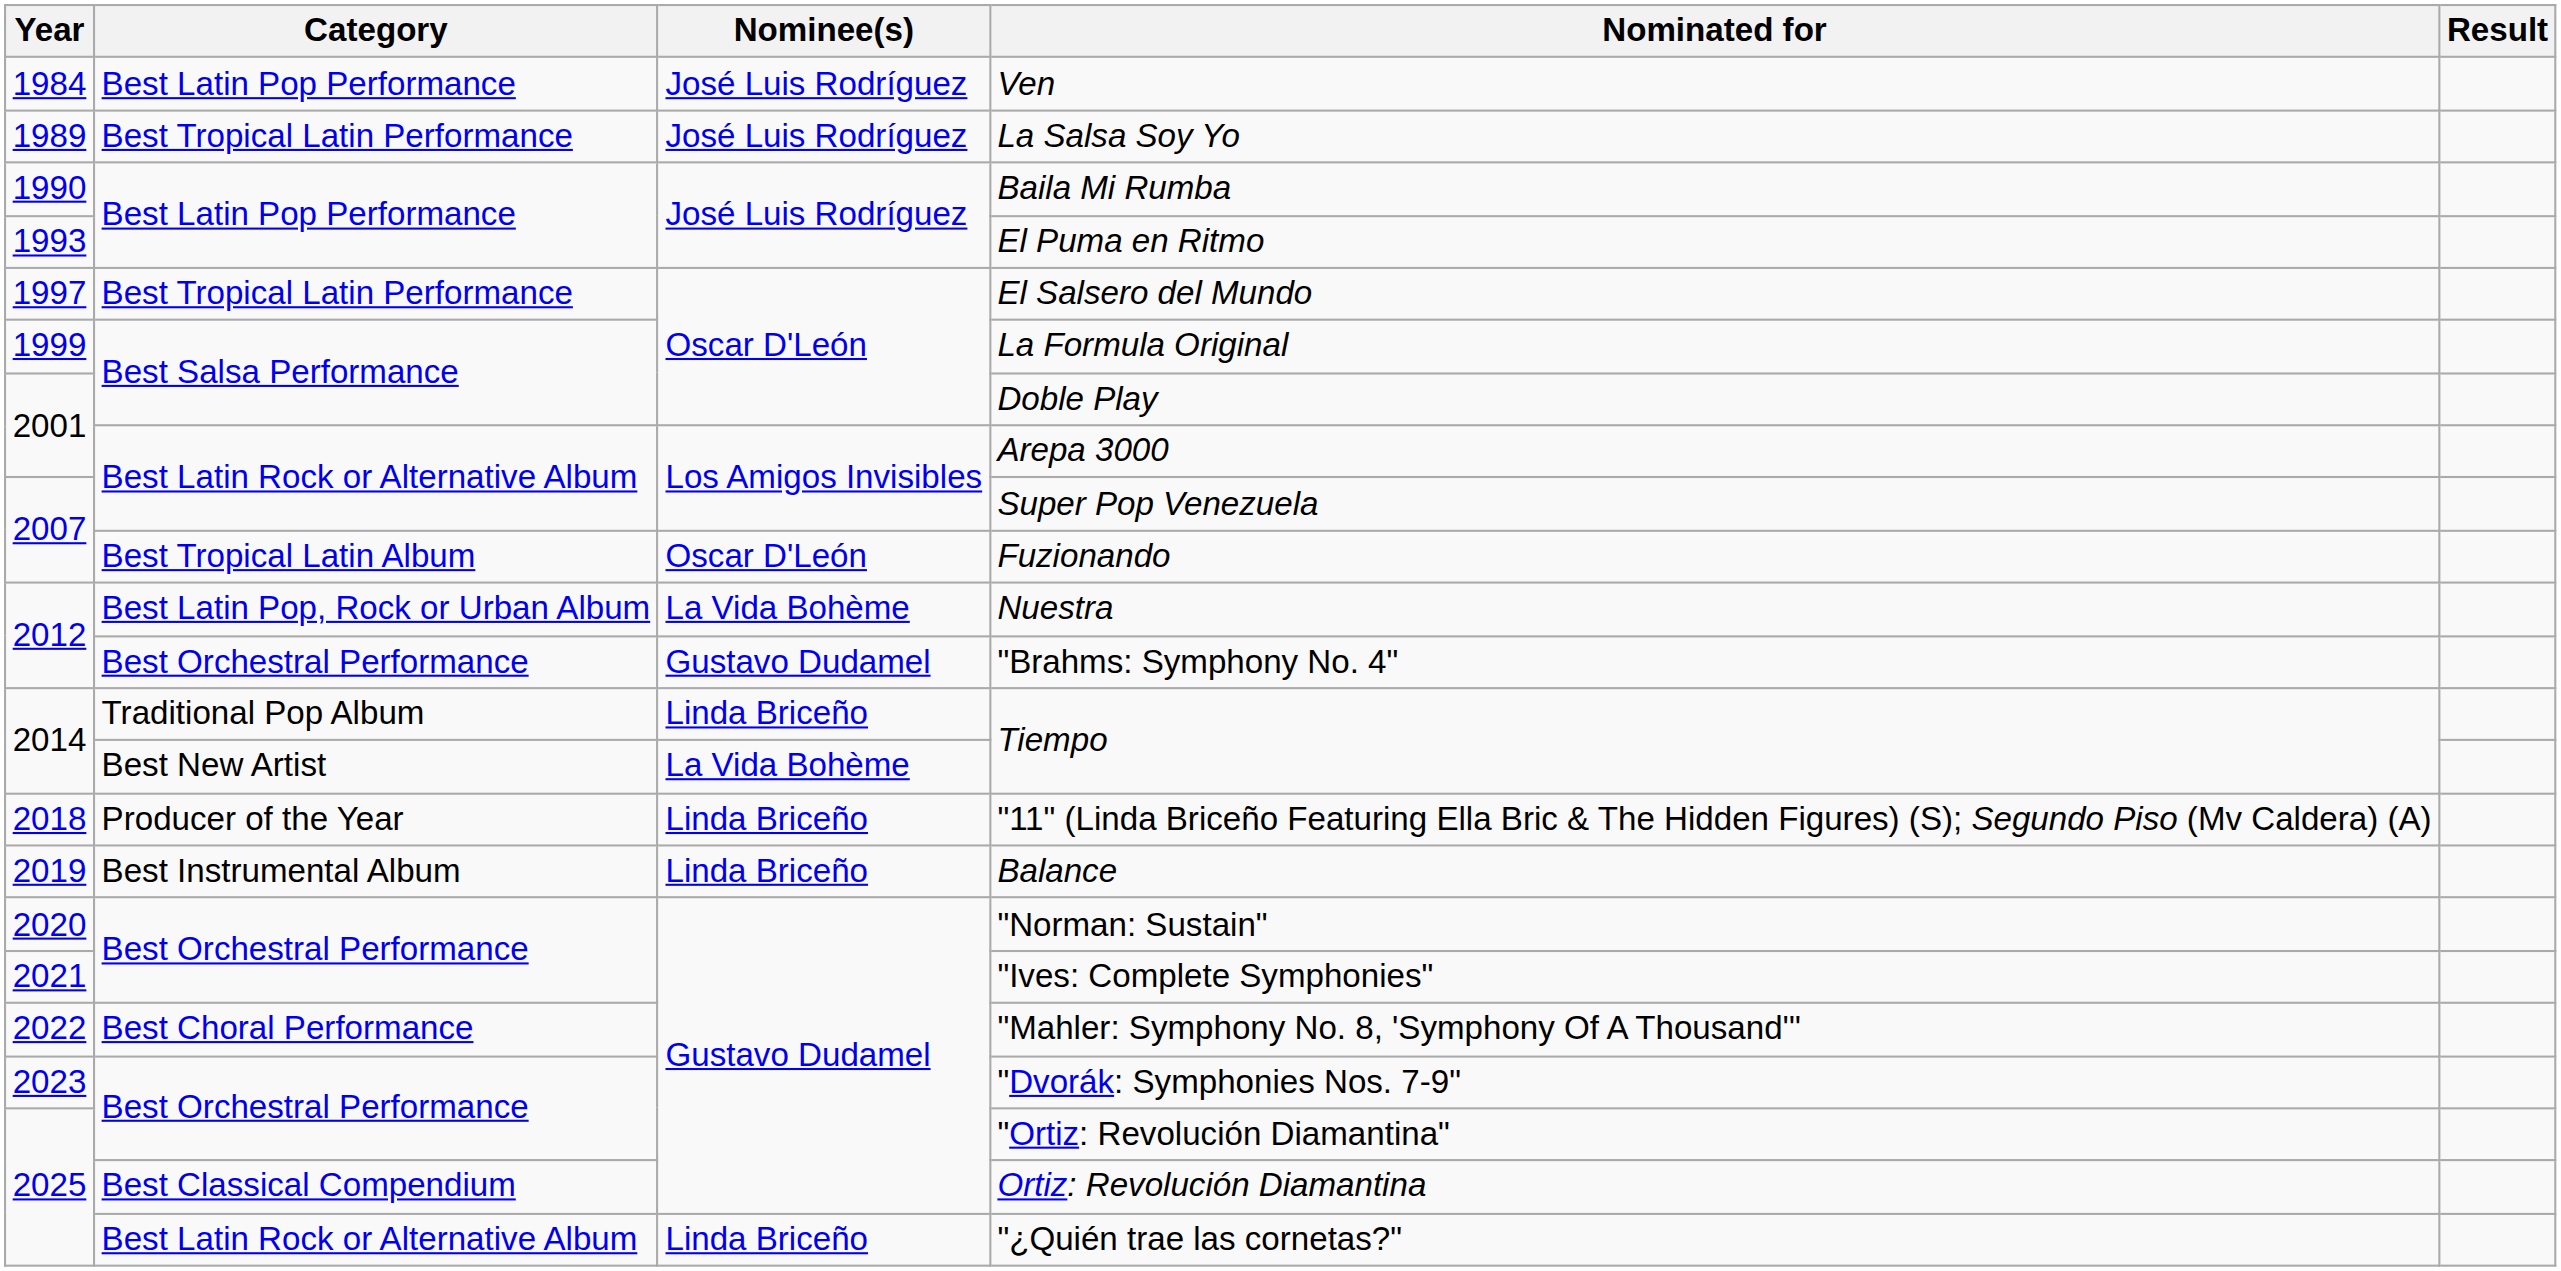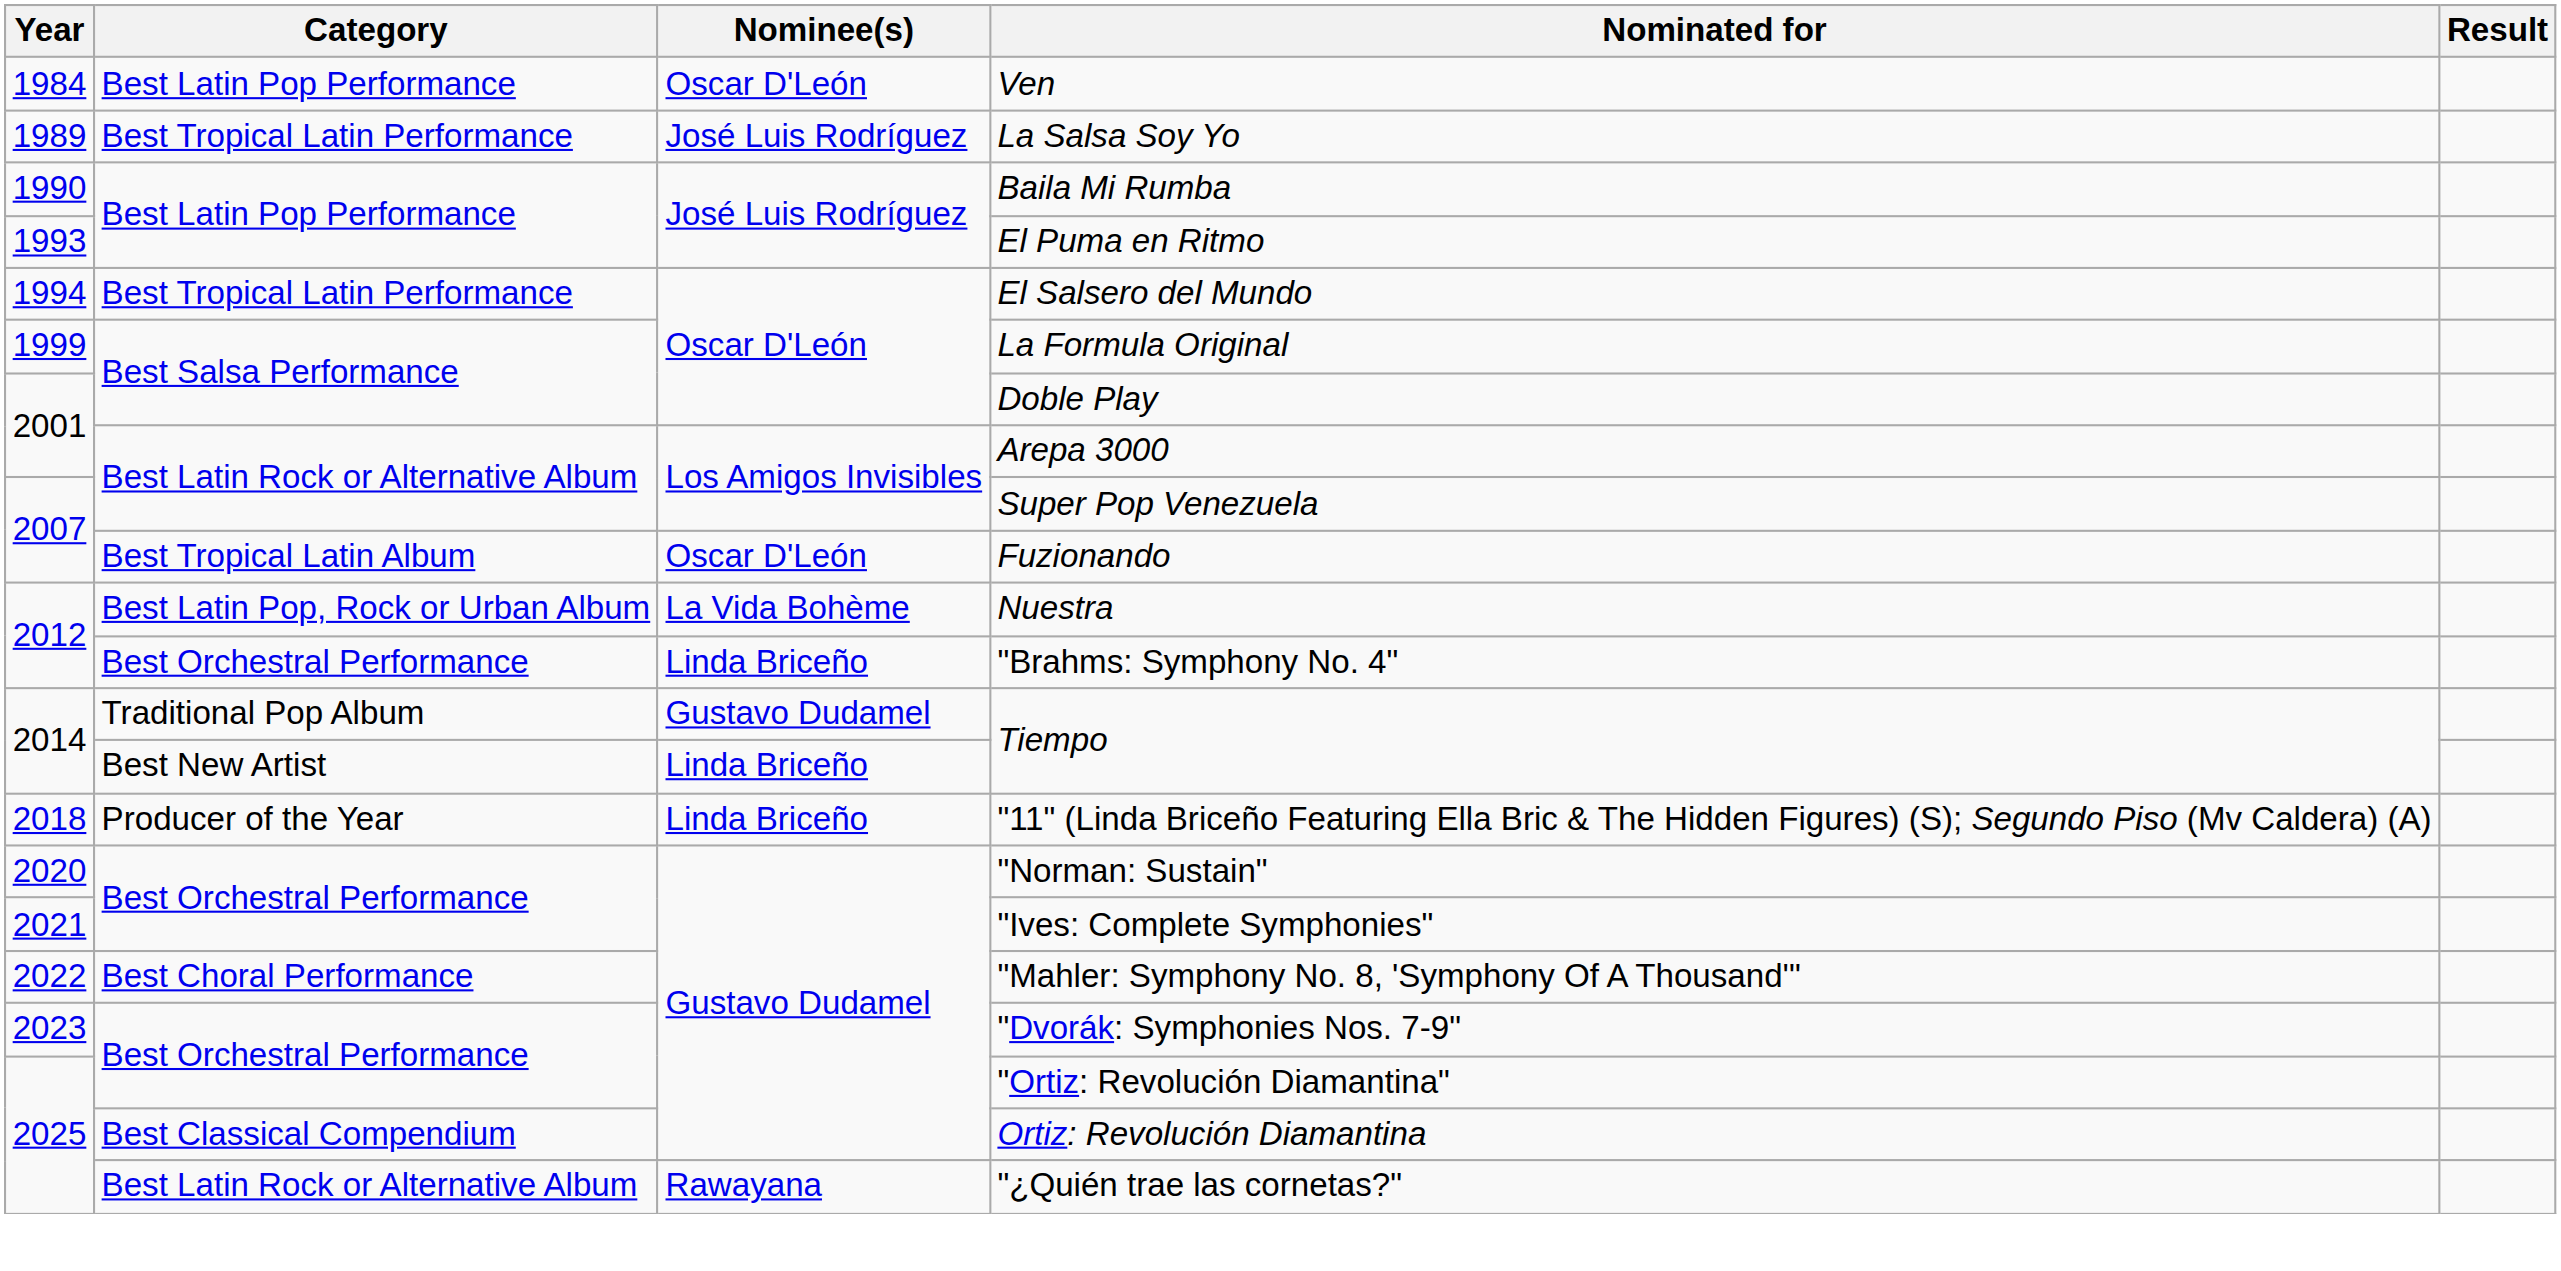(816, 83) José Luis Rodríguez -> (766, 83) Oscar D'León
(50, 293) 1997 -> (50, 293) 1994
(798, 661) Gustavo Dudamel -> (767, 661) Linda Briceño
(767, 713) Linda Briceño -> (798, 713) Gustavo Dudamel
(788, 766) La Vida Bohème -> (767, 766) Linda Briceño
- row: (281, 871)
(767, 1238) Linda Briceño -> (744, 1186) Rawayana
